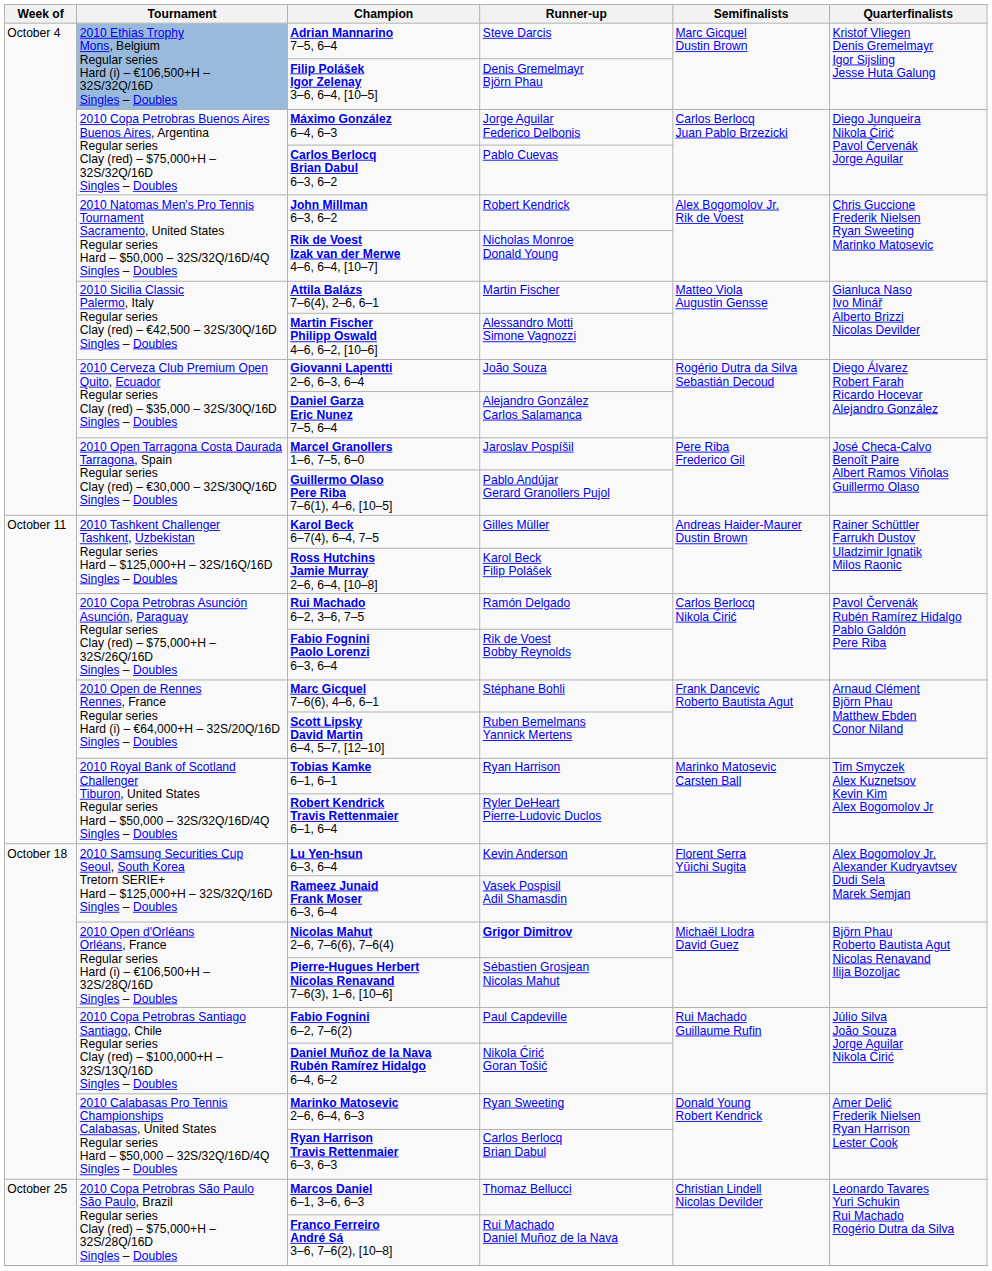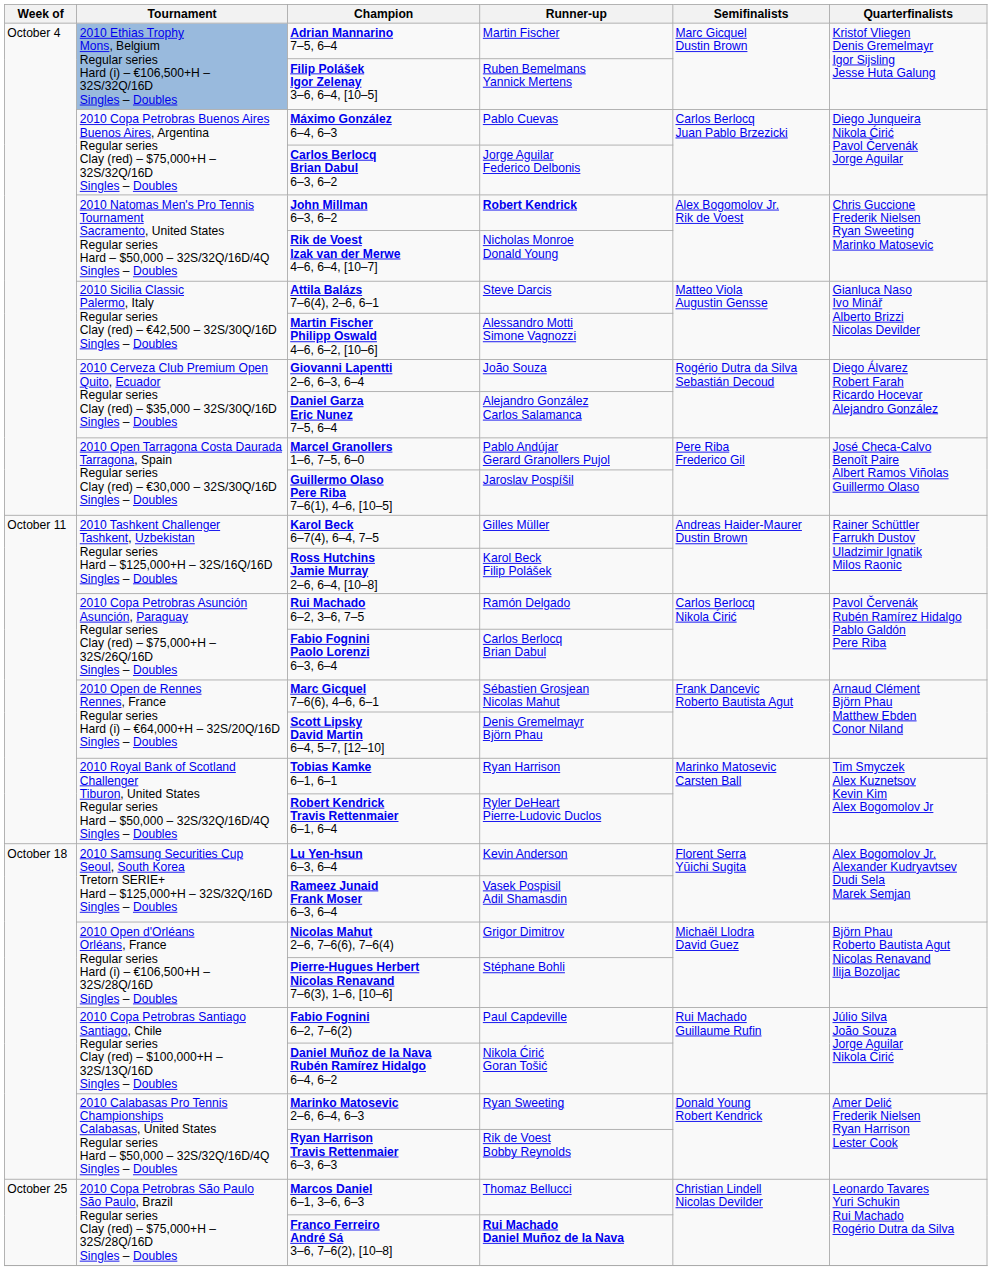(517, 33) Steve Darcis -> (521, 33) Martin Fischer
(533, 75) Denis Gremelmayr Björn Phau -> (534, 75) Ruben Bemelmans Yannick Mertens
(532, 125) Jorge Aguilar Federico Delbonis -> (521, 118) Pablo Cuevas
(521, 154) Pablo Cuevas -> (532, 161) Jorge Aguilar Federico Delbonis
(526, 204) normal -> (530, 204) bold
(521, 290) Martin Fischer -> (517, 290) Steve Darcis
(528, 447) Jaroslav Pospíšil -> (546, 453) Pablo Andújar Gerard Granollers Pujol
(546, 486) Pablo Andújar Gerard Granollers Pujol -> (528, 479) Jaroslav Pospíšil
(527, 645) Rik de Voest Bobby Reynolds -> (523, 645) Carlos Berlocq Brian Dabul
(524, 689) Stéphane Bohli -> (536, 695) Sébastien Grosjean Nicolas Mahut
(534, 728) Ruben Bemelmans Yannick Mertens -> (533, 728) Denis Gremelmayr Björn Phau
(528, 931) bold -> (524, 931) normal
(536, 973) Sébastien Grosjean Nicolas Mahut -> (524, 967) Stéphane Bohli
(523, 1145) Carlos Berlocq Brian Dabul -> (527, 1145) Rik de Voest Bobby Reynolds
(550, 1231) normal -> (553, 1231) bold
